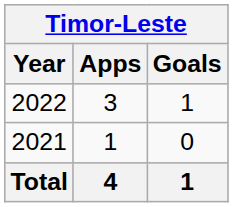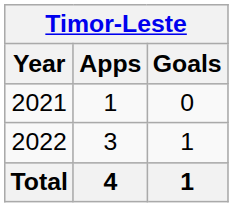rows swapped: (39, 142) <-> (39, 102)
